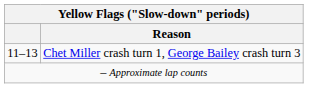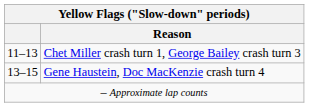+ row: (154, 72)
